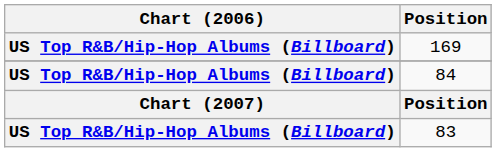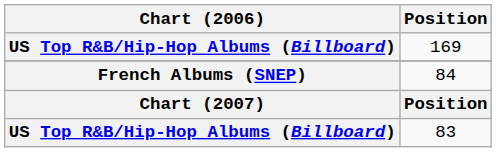(202, 76) US Top R&B/Hip-Hop Albums (Billboard) -> (202, 76) French Albums (SNEP)
